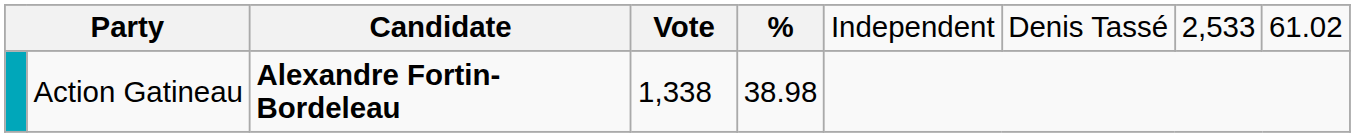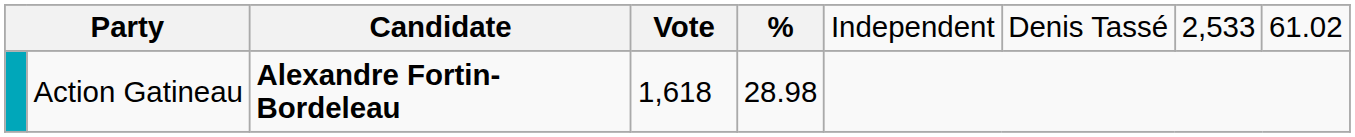(675, 91) 1,338 -> (675, 91) 1,618
(781, 91) 38.98 -> (781, 91) 28.98
